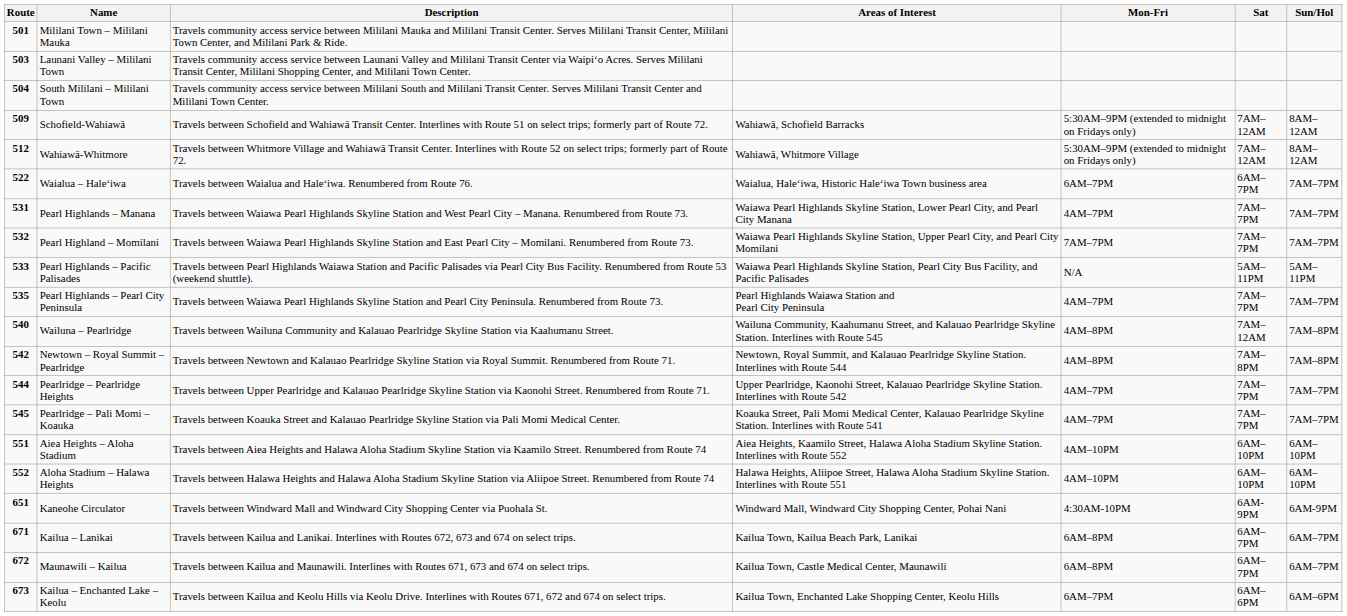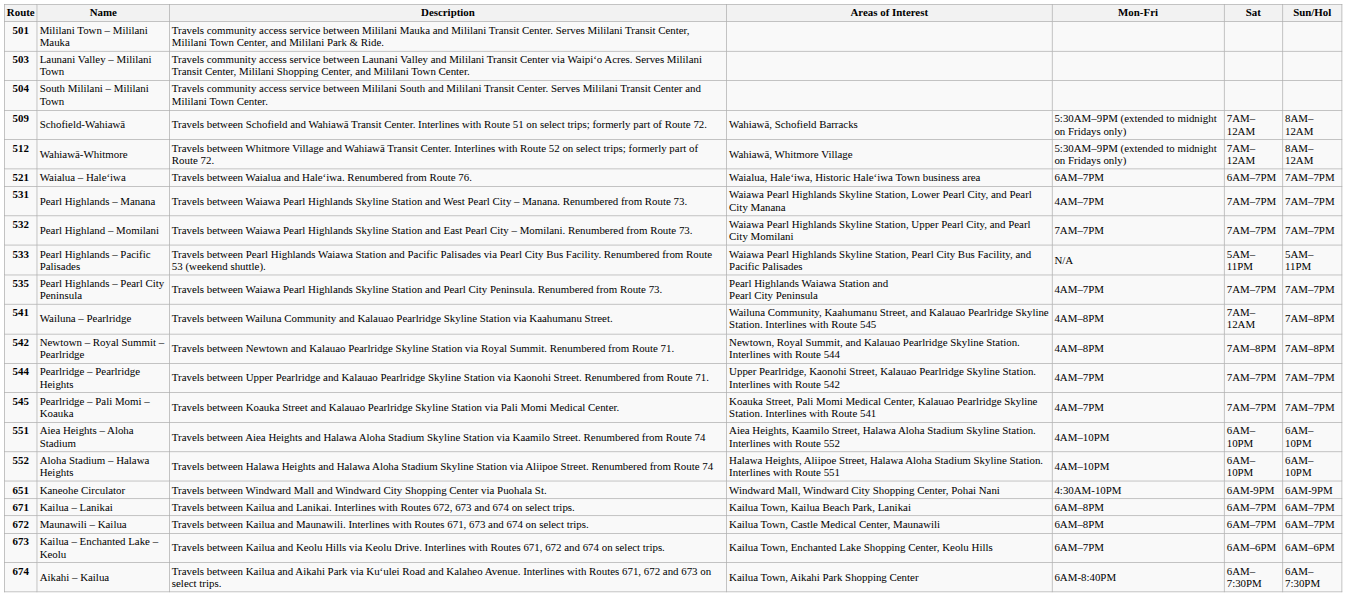(21, 178) 522 -> (21, 178) 521
(21, 325) 540 -> (21, 313) 541
+ row: (74, 577)
